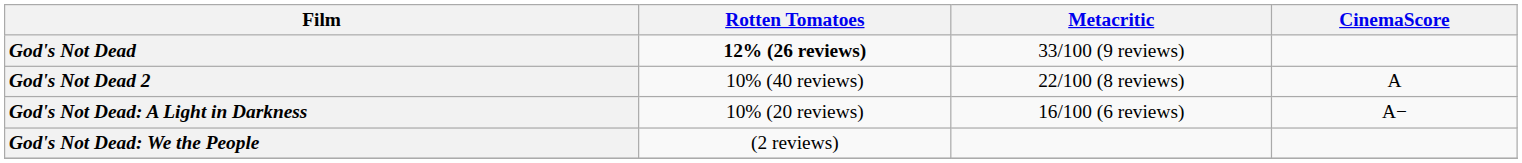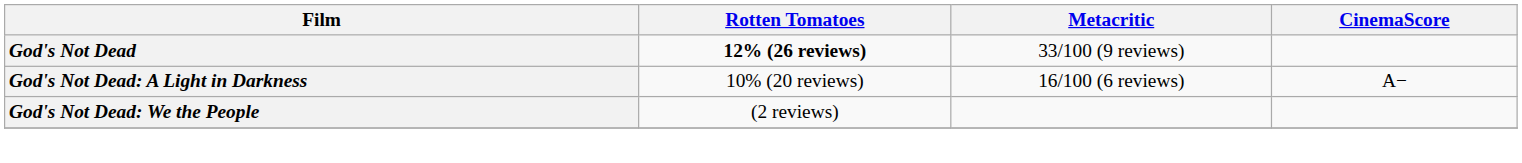- row: (80, 81)
